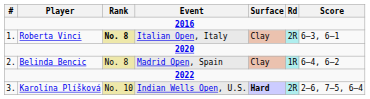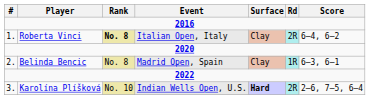(320, 37) 6–3, 6–1 -> (320, 37) 6–4, 6–2
(320, 62) 6–4, 6–2 -> (320, 62) 6–3, 6–1
